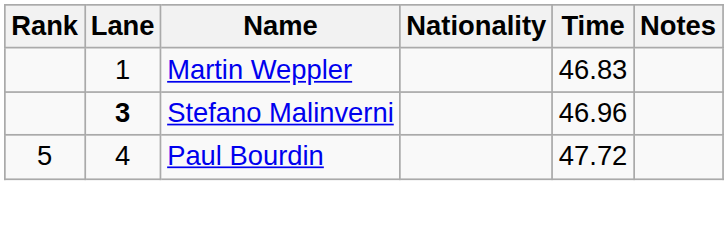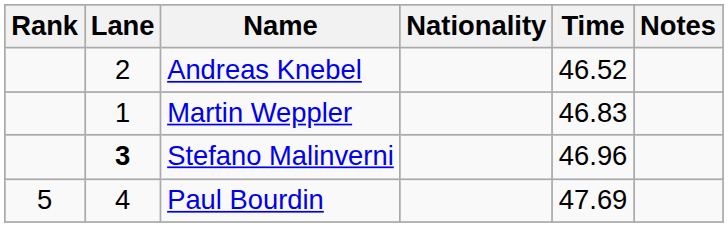+ row: (264, 69)
(593, 156) 47.72 -> (593, 199) 47.69
